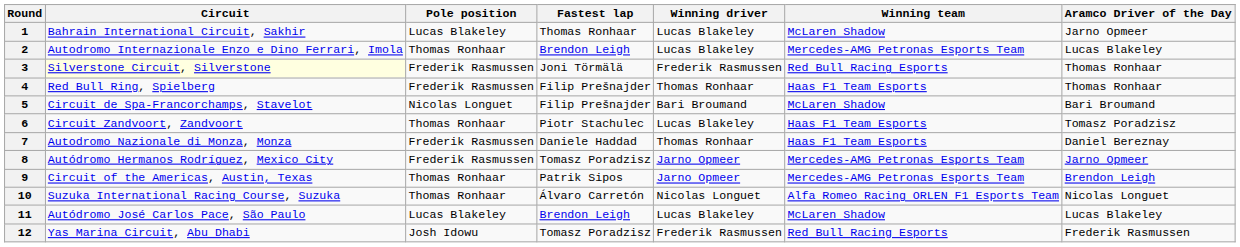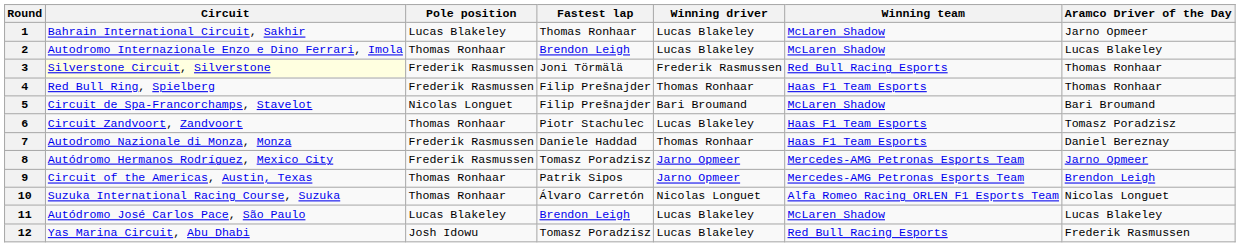(906, 50) Mercedes-AMG Petronas Esports Team -> (836, 50) McLaren Shadow
(719, 233) Frederik Rasmussen -> (705, 233) Lucas Blakeley
